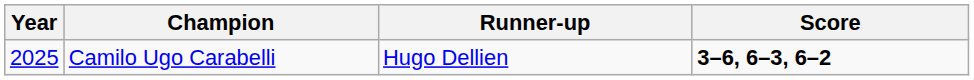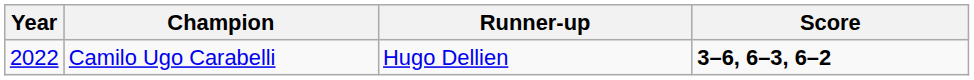(34, 57) 2025 -> (34, 57) 2022
